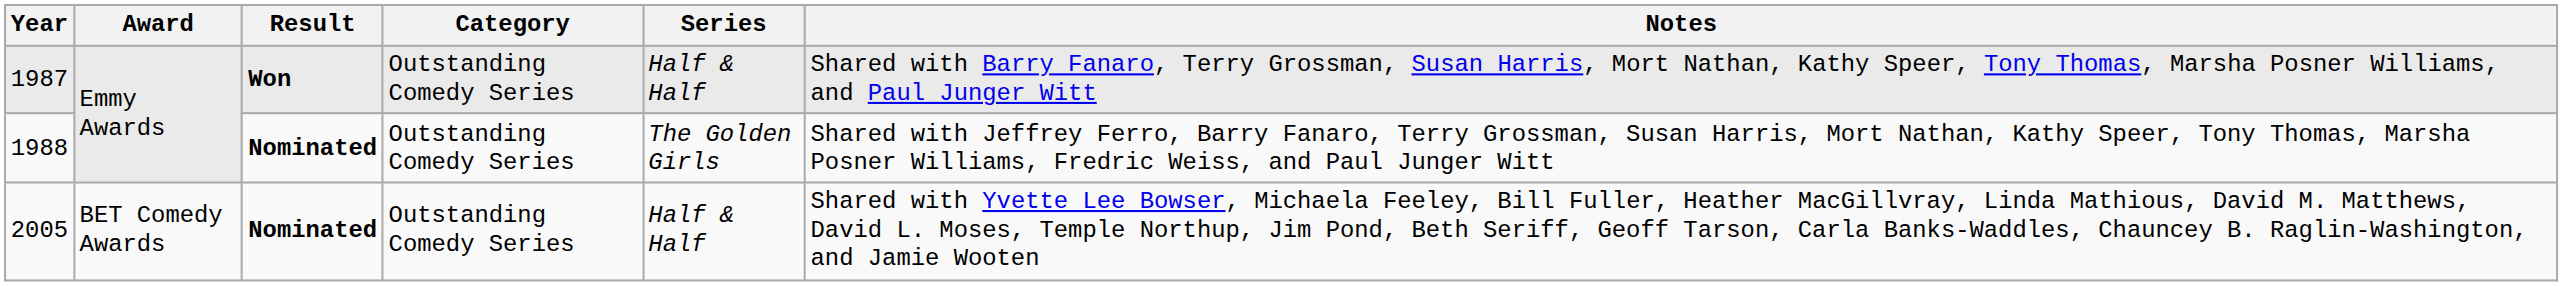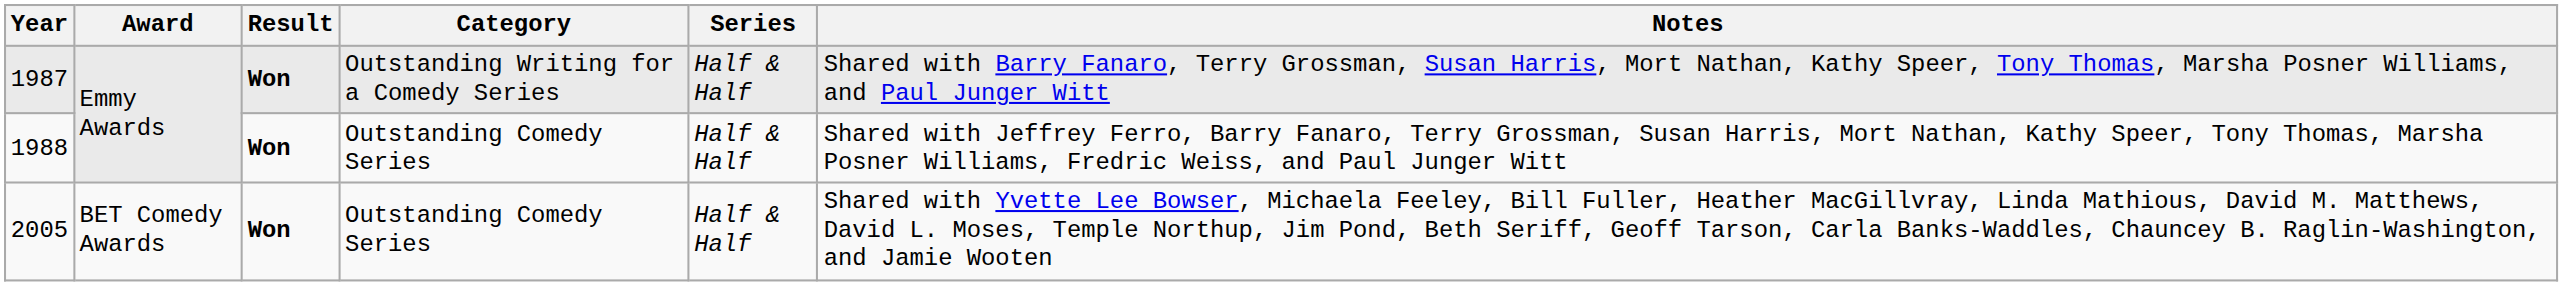(482, 79) Outstanding Comedy Series -> (510, 79) Outstanding Writing for a Comedy Series
(313, 148) Nominated -> (269, 148) Won
(720, 148) The Golden Girls -> (737, 148) Half & Half
(313, 231) Nominated -> (269, 231) Won
